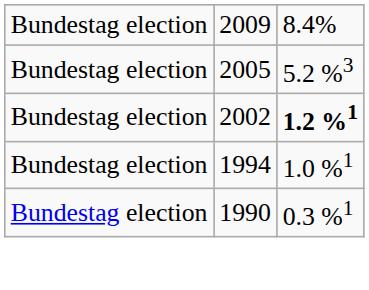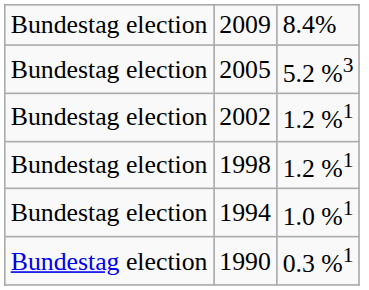(320, 117) bold -> (318, 117) normal
+ row: (245, 164)
